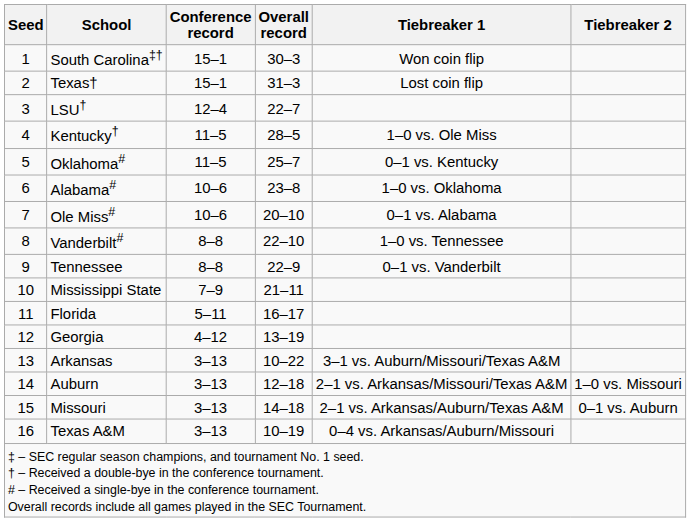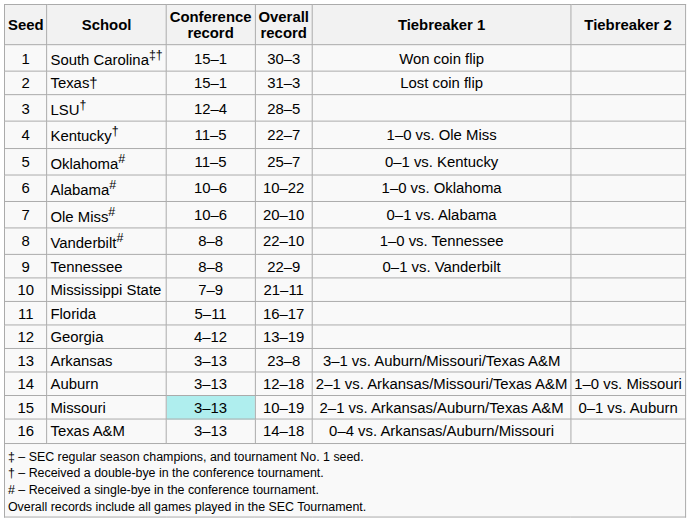(284, 108) 22–7 -> (284, 108) 28–5
(284, 135) 28–5 -> (284, 135) 22–7
(284, 188) 23–8 -> (284, 188) 10–22
(284, 361) 10–22 -> (284, 361) 23–8
(211, 408) no background -> (211, 408) paleturquoise background
(284, 408) 14–18 -> (284, 408) 10–19
(284, 431) 10–19 -> (284, 431) 14–18
